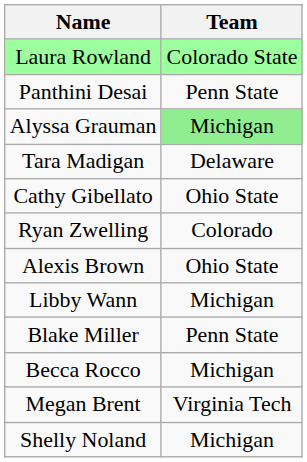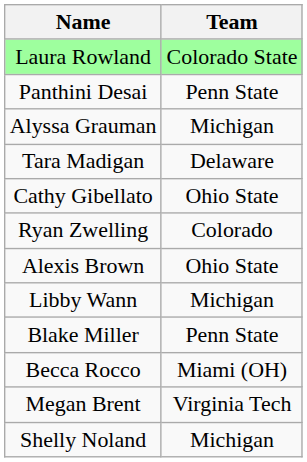(232, 126) lightgreen background -> (232, 126) no background
(232, 369) Michigan -> (232, 369) Miami (OH)
